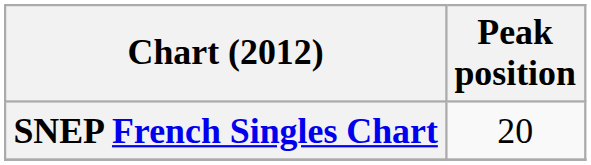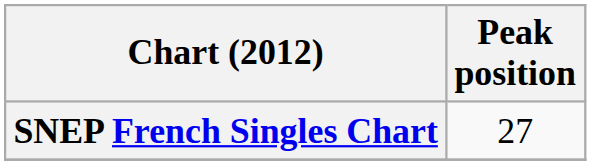(515, 130) 20 -> (515, 130) 27
